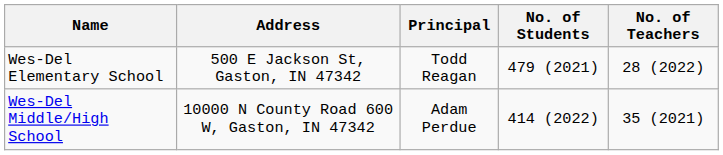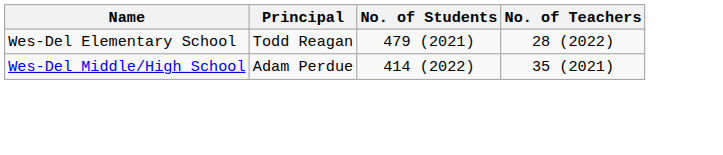- column: (288, 26)
